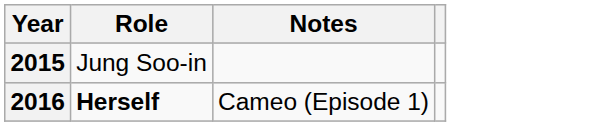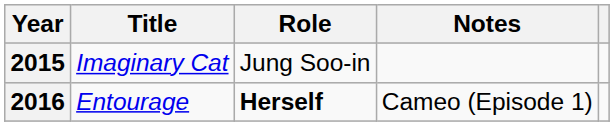+ column: (152, 23)
